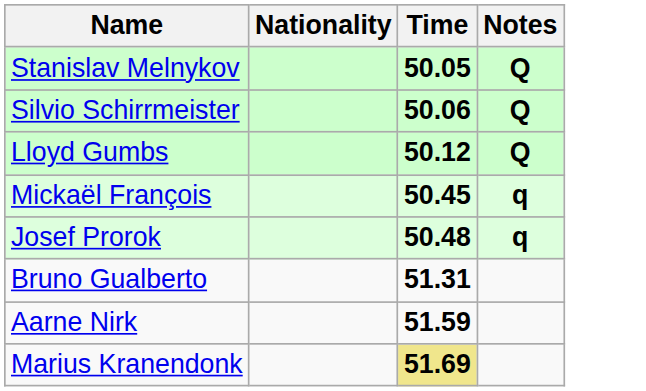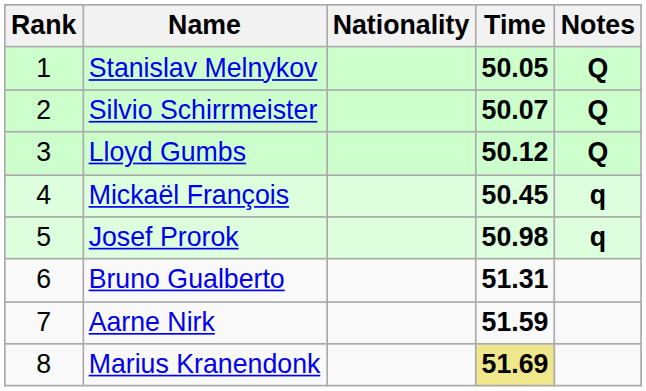+ column: (44, 25)
(437, 110) 50.06 -> (515, 110) 50.07
(437, 237) 50.48 -> (515, 237) 50.98
